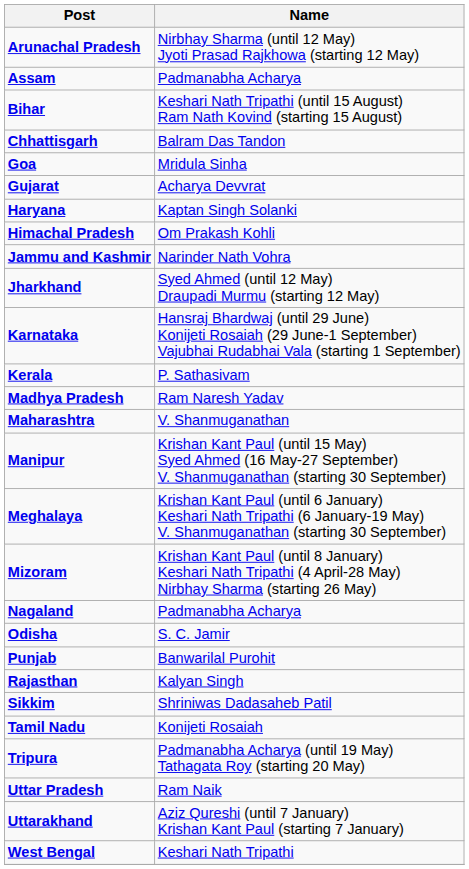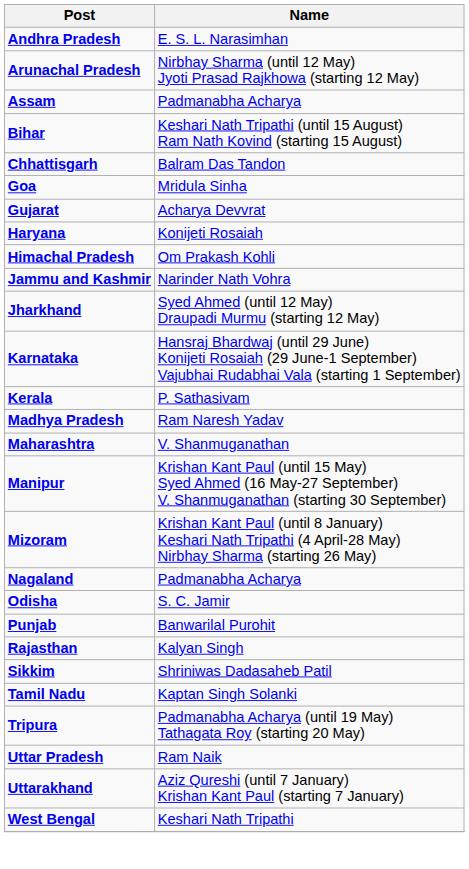+ row: (64, 39)
(227, 210) Kaptan Singh Solanki -> (210, 233) Konijeti Rosaiah
- row: (45, 516)
(210, 727) Konijeti Rosaiah -> (227, 694) Kaptan Singh Solanki
